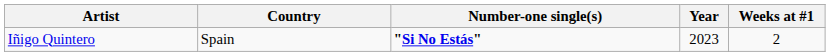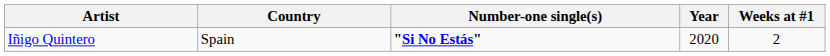(704, 39) 2023 -> (704, 39) 2020
